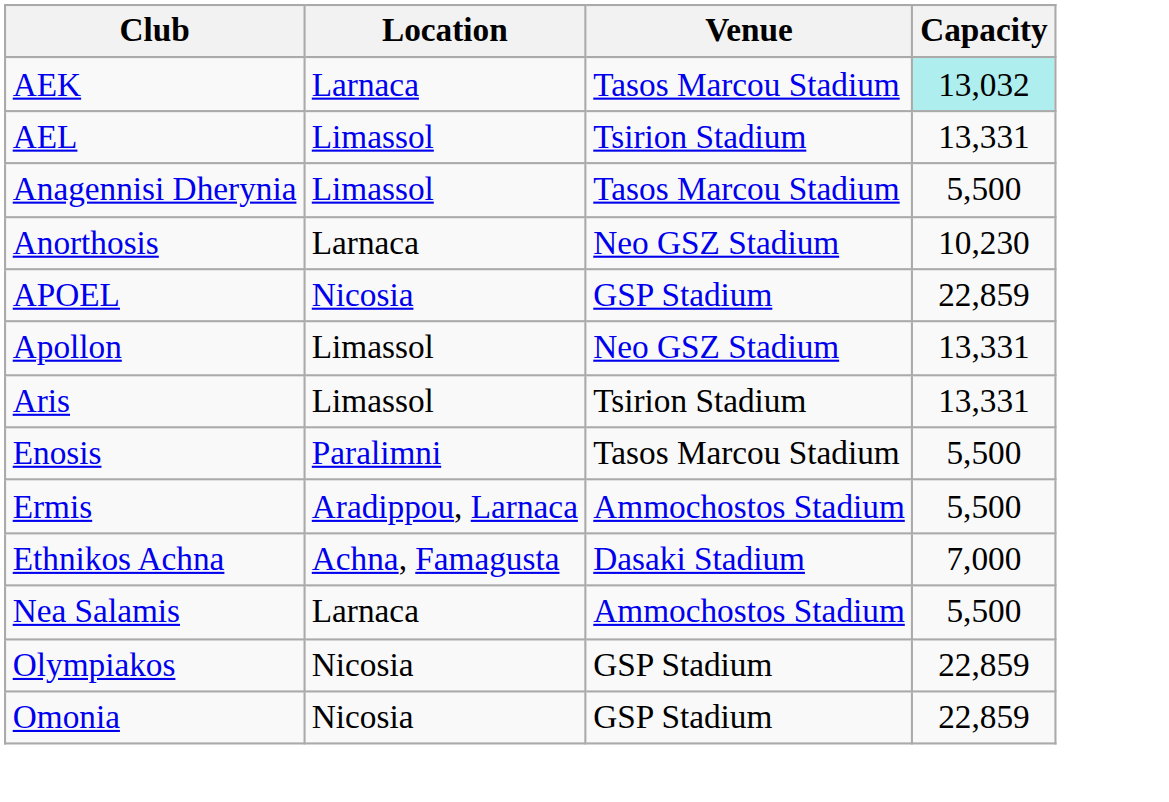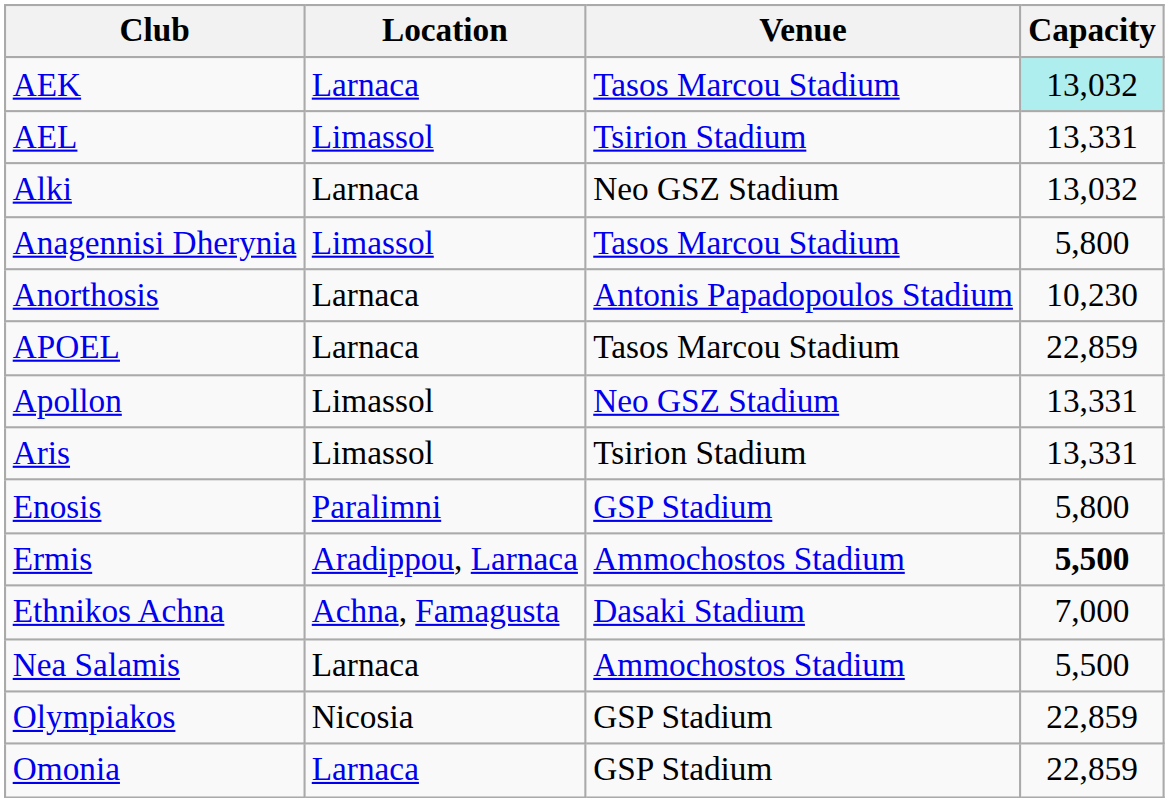+ row: (42, 189)
(984, 189) 5,500 -> (1092, 242) 5,800
(716, 242) Neo GSZ Stadium -> (803, 294) Antonis Papadopoulos Stadium
(363, 294) Nicosia -> (365, 347) Larnaca
(683, 294) GSP Stadium -> (746, 347) Tasos Marcou Stadium
(746, 453) Tasos Marcou Stadium -> (683, 505) GSP Stadium
(984, 453) 5,500 -> (1092, 505) 5,800
(984, 505) normal -> (1092, 558) bold
(363, 717) Nicosia -> (365, 769) Larnaca
